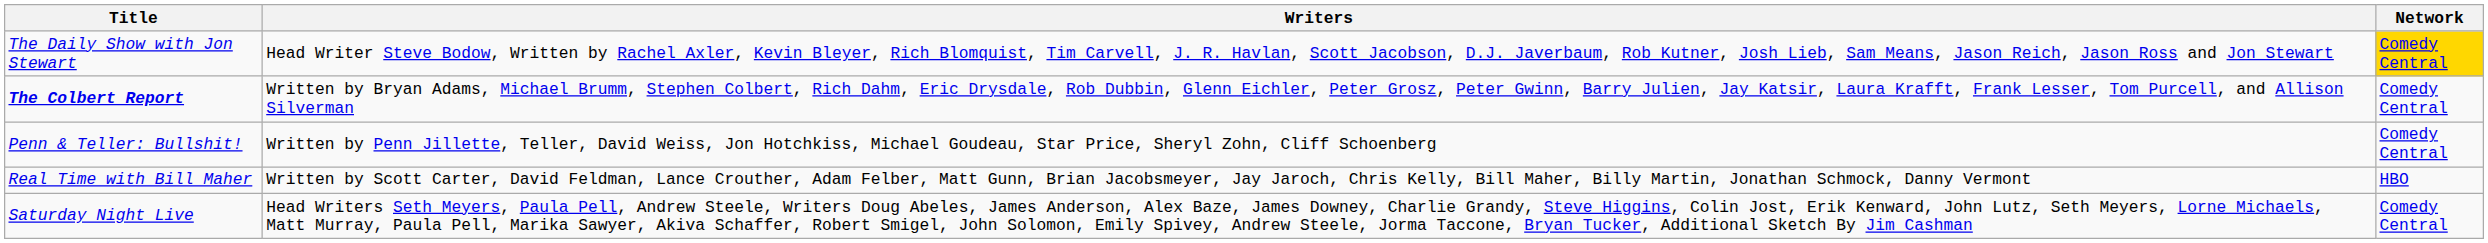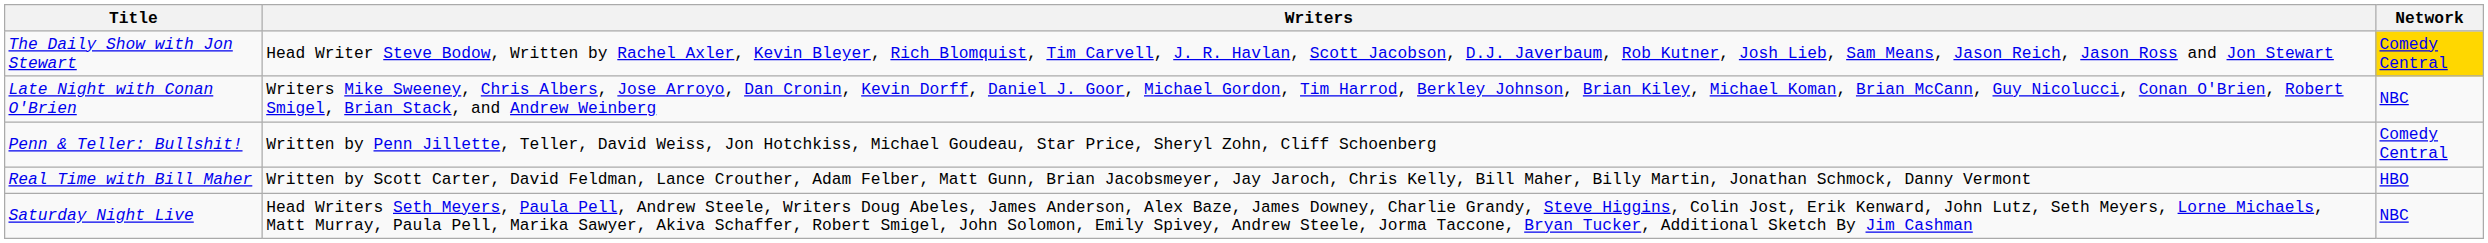- row: (96, 99)
+ row: (111, 99)
(2414, 216) Comedy Central -> (2394, 216) NBC
